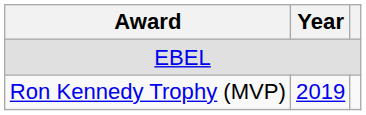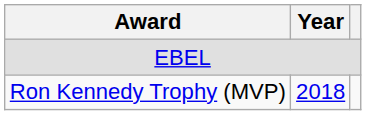(321, 92) 2019 -> (321, 92) 2018
